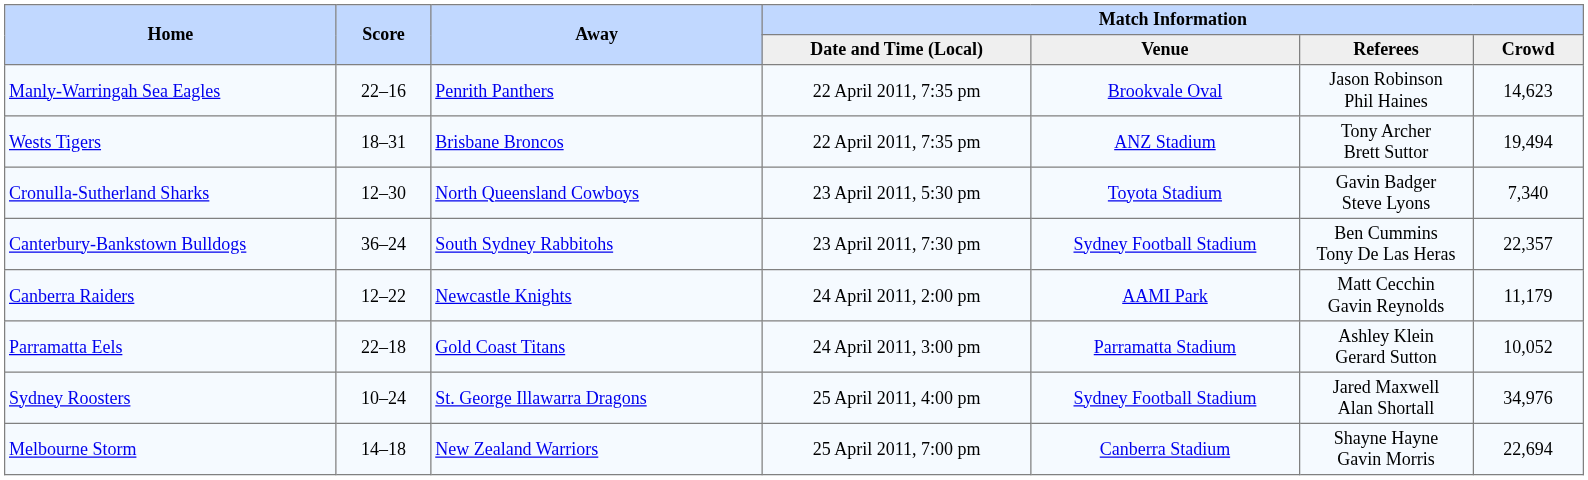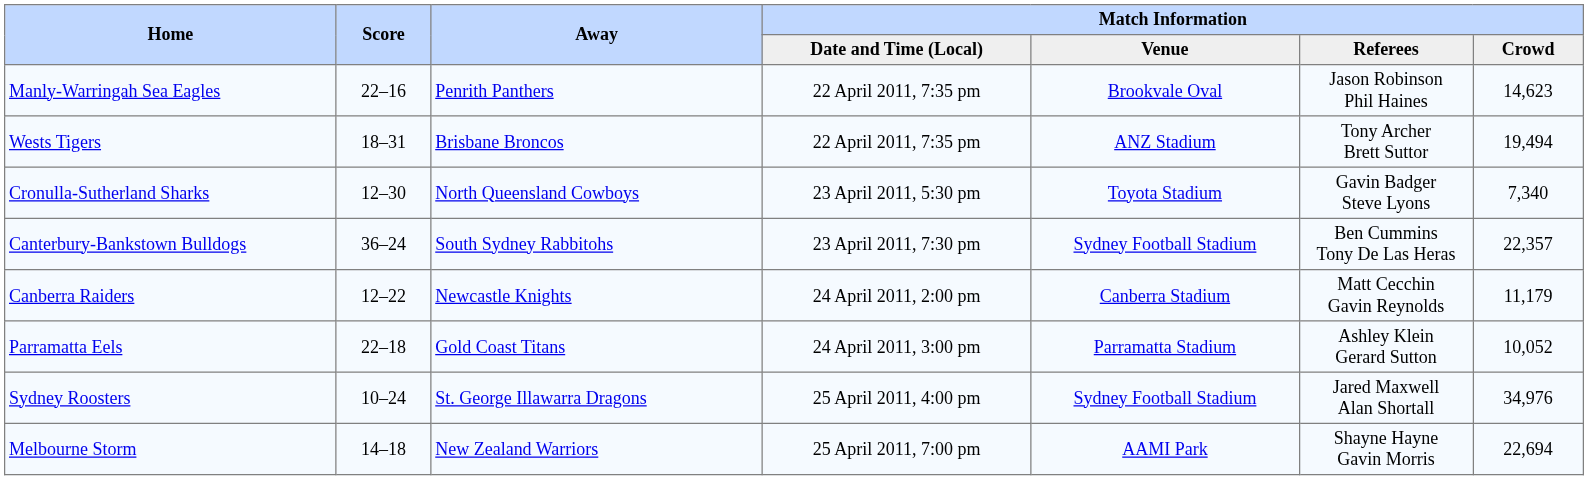(1165, 295) AAMI Park -> (1165, 295) Canberra Stadium
(1165, 448) Canberra Stadium -> (1165, 448) AAMI Park
